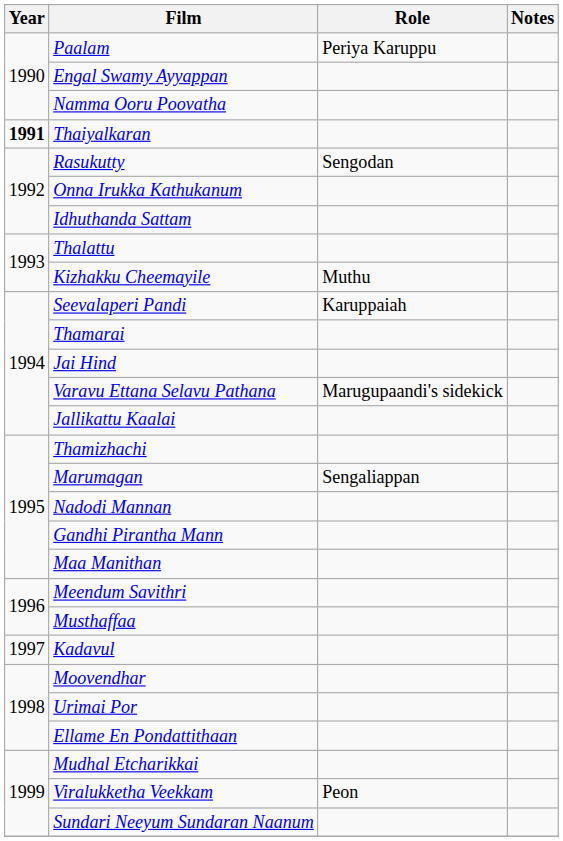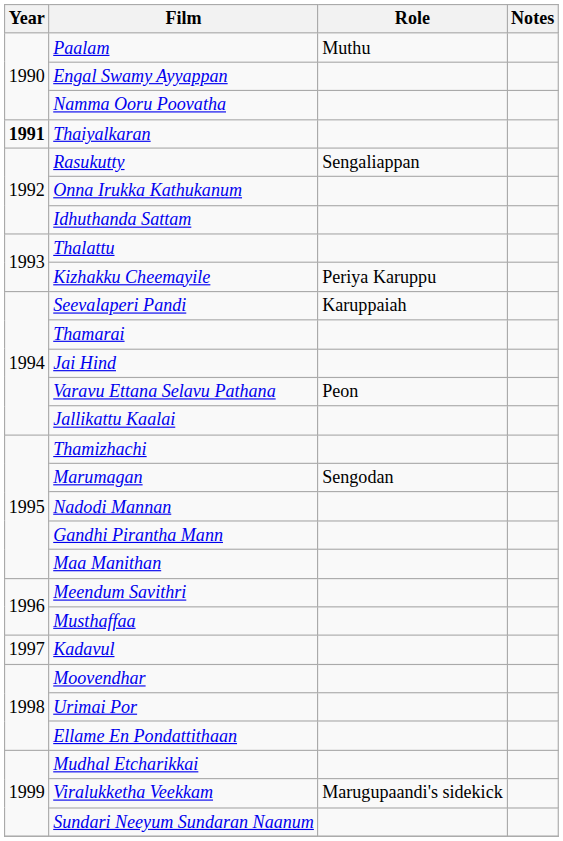(379, 47) Periya Karuppu -> (346, 47) Muthu
(358, 162) Sengodan -> (371, 162) Sengaliappan
(346, 276) Muthu -> (379, 276) Periya Karuppu
(412, 391) Marugupaandi's sidekick -> (340, 391) Peon
(371, 477) Sengaliappan -> (358, 477) Sengodan
(340, 793) Peon -> (412, 793) Marugupaandi's sidekick
